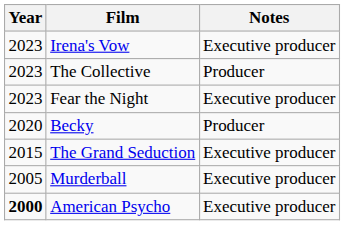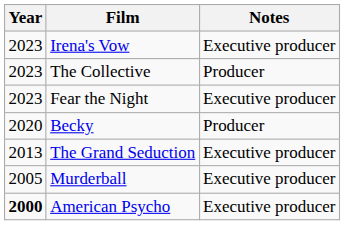(25, 152) 2015 -> (25, 152) 2013
